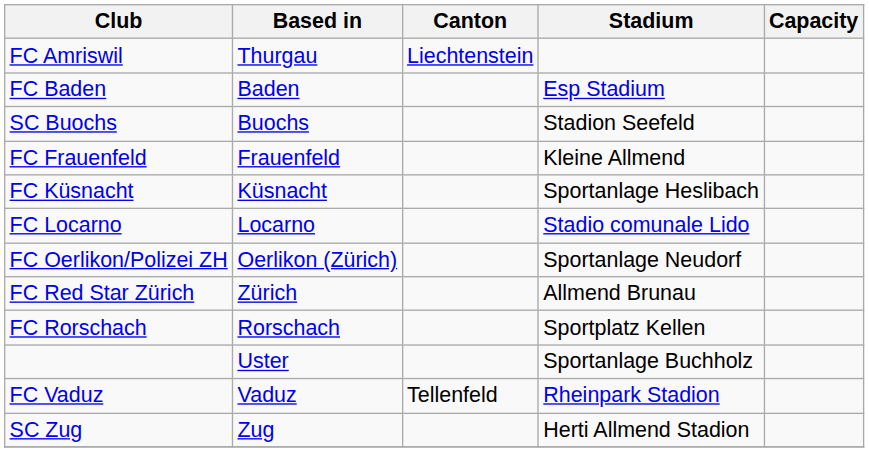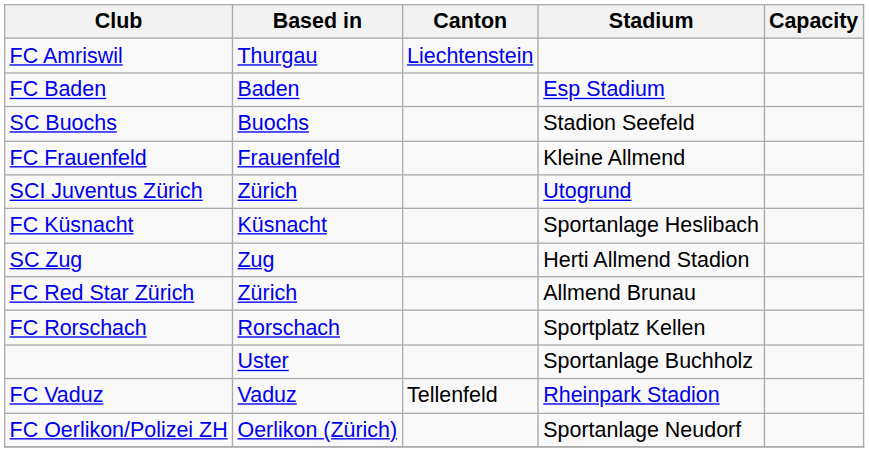+ row: (106, 191)
- row: (66, 225)
rows swapped: (119, 259) <-> (46, 429)
